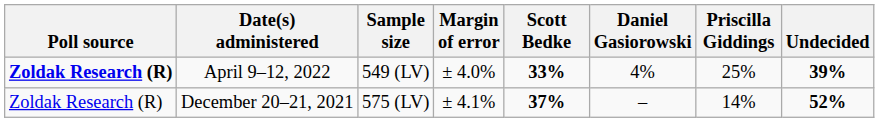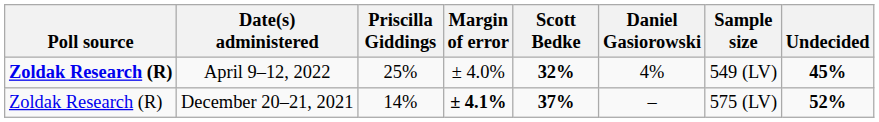columns swapped: (396, 30) <-> (739, 30)
(547, 72) 33% -> (556, 72) 32%
(828, 72) 39% -> (828, 72) 45%
(469, 102) normal -> (478, 102) bold
